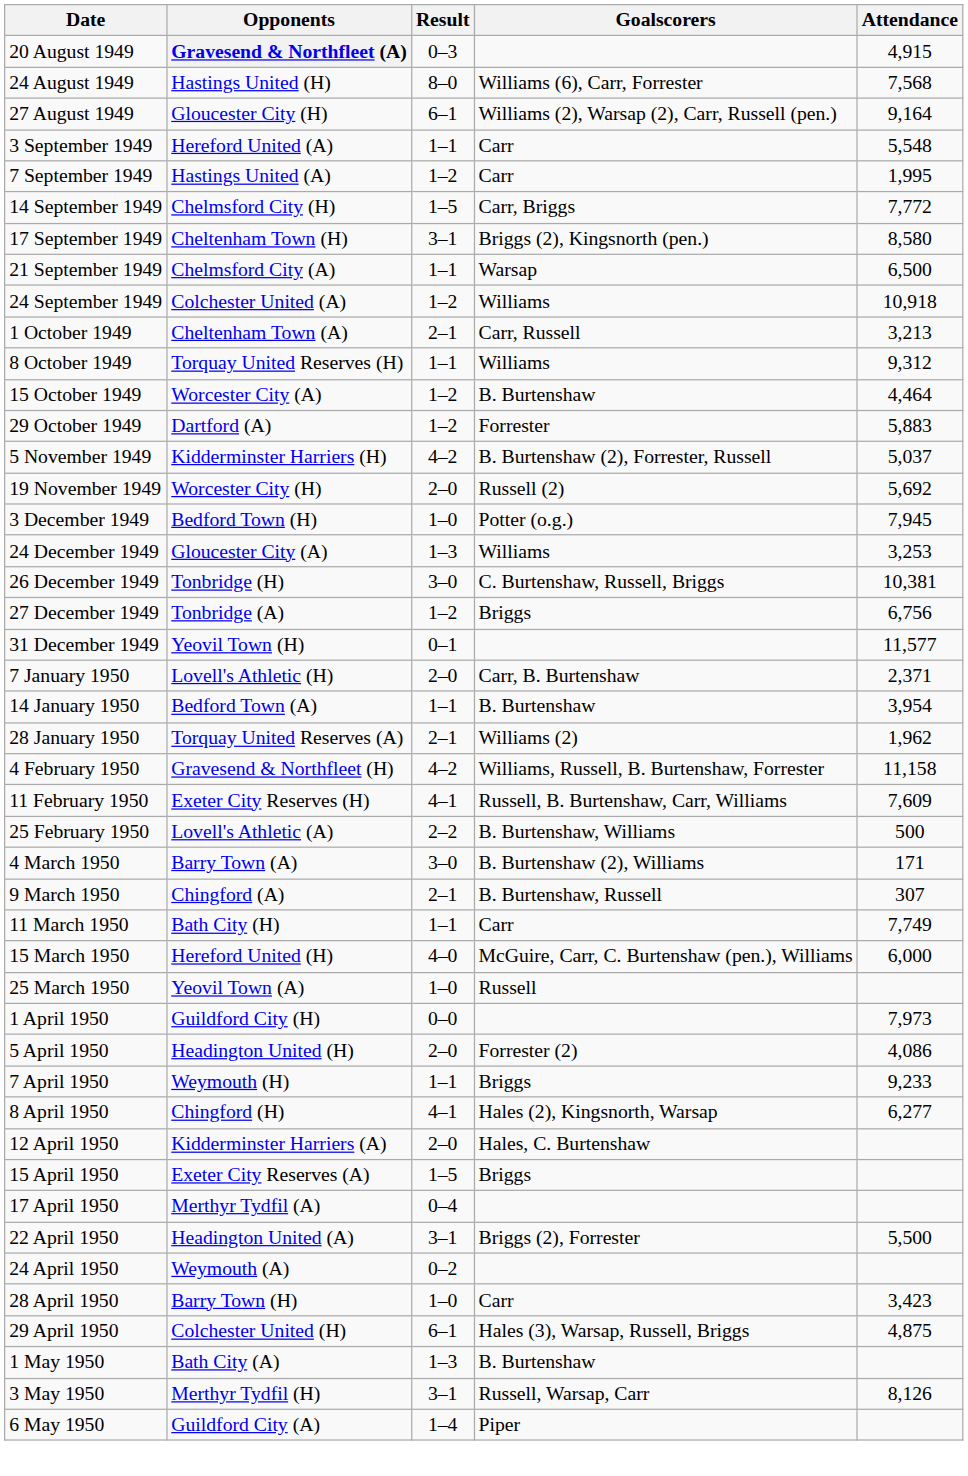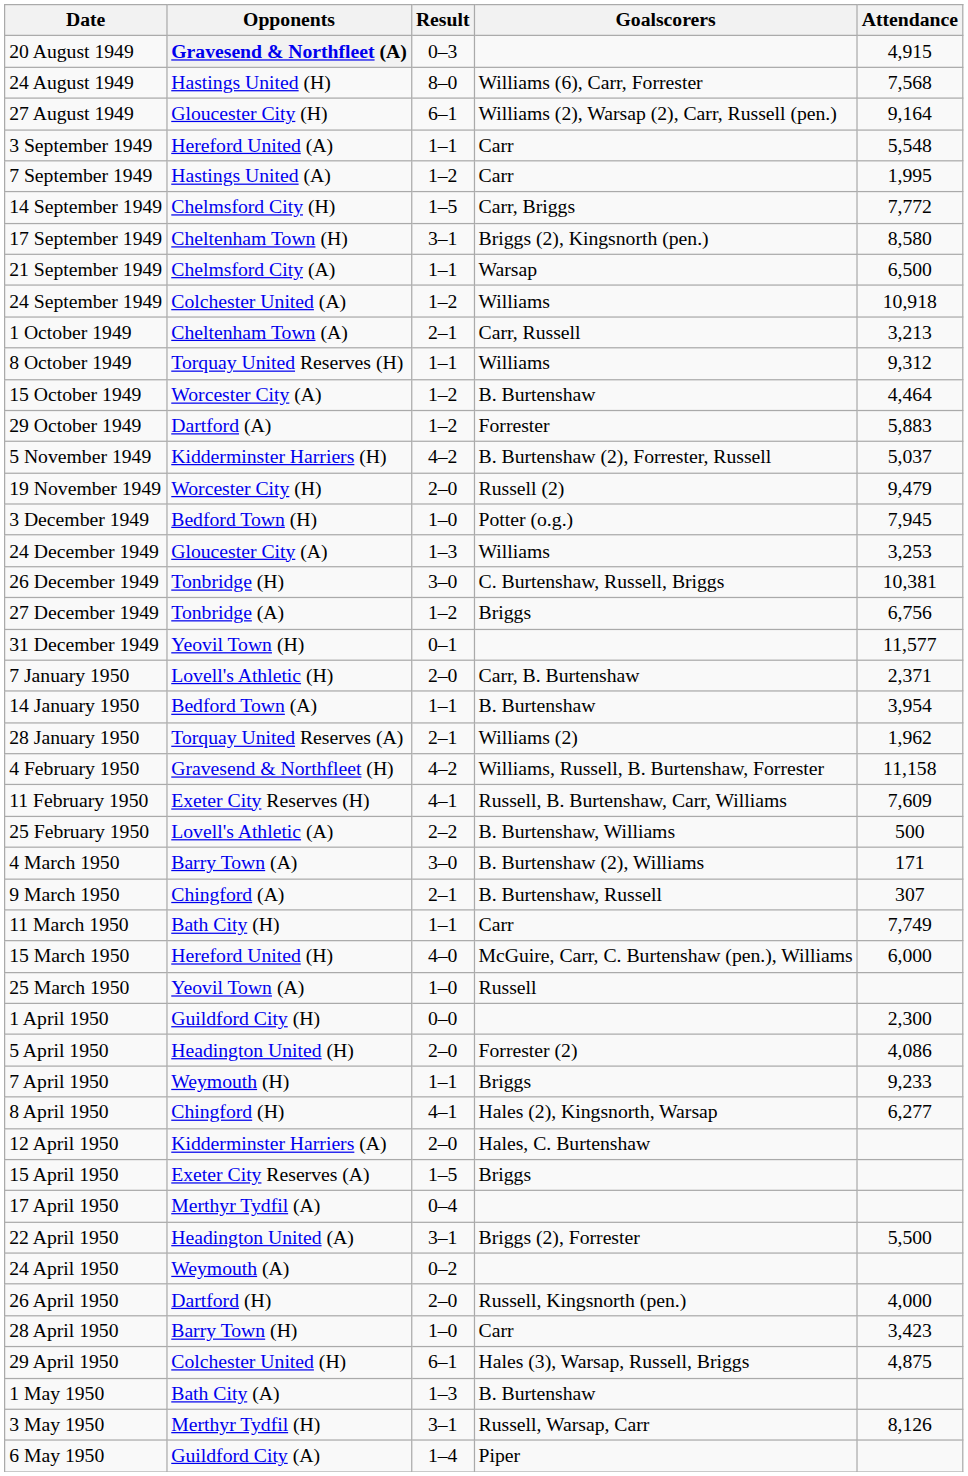(910, 488) 5,692 -> (910, 488) 9,479
(910, 1018) 7,973 -> (910, 1018) 2,300
+ row: (64, 1299)
